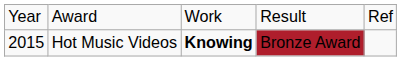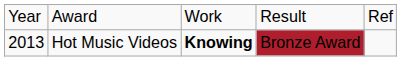(26, 42) 2015 -> (26, 42) 2013
